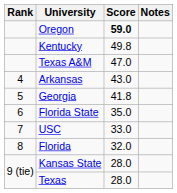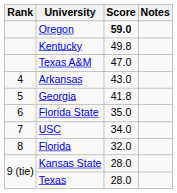(121, 130) 33.0 -> (121, 130) 34.0
